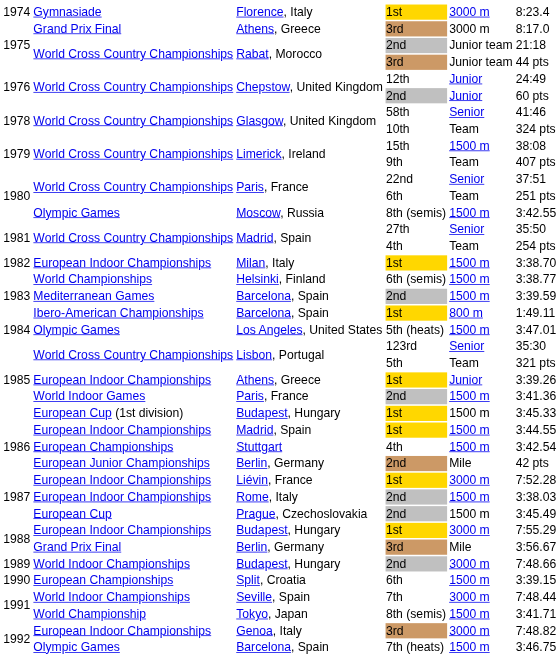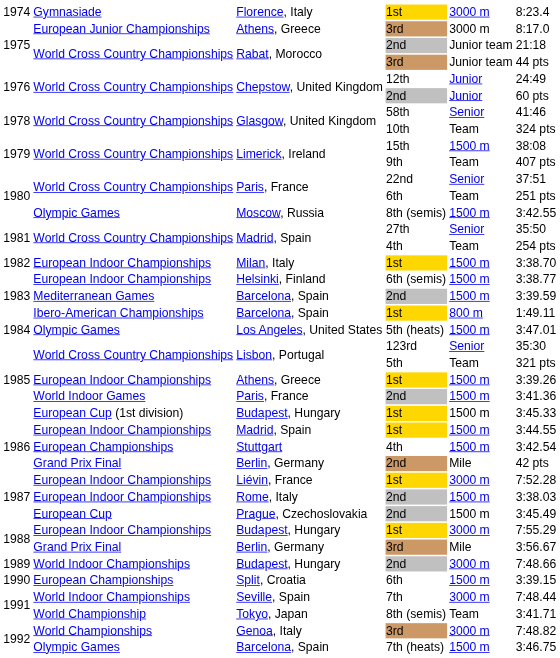(77, 28) Grand Prix Final -> (122, 28) European Junior Championships
(93, 279) World Championships -> (122, 279) European Indoor Championships
(466, 380) Junior -> (469, 380) 1500 m
(122, 463) European Junior Championships -> (77, 463) Grand Prix Final
(469, 614) 1500 m -> (464, 614) Team
(122, 630) European Indoor Championships -> (93, 630) World Championships
